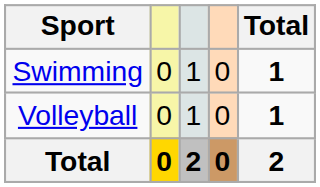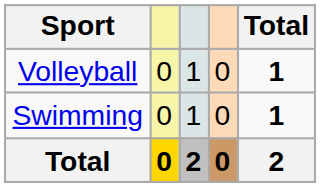rows swapped: (78, 116) <-> (78, 71)
